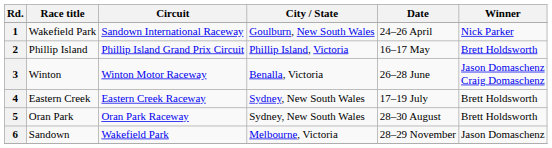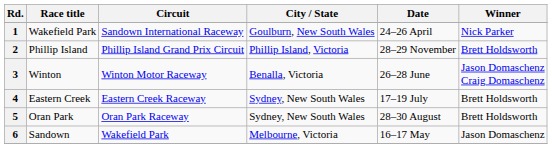(405, 50) 16–17 May -> (418, 50) 28–29 November
(418, 135) 28–29 November -> (405, 135) 16–17 May
